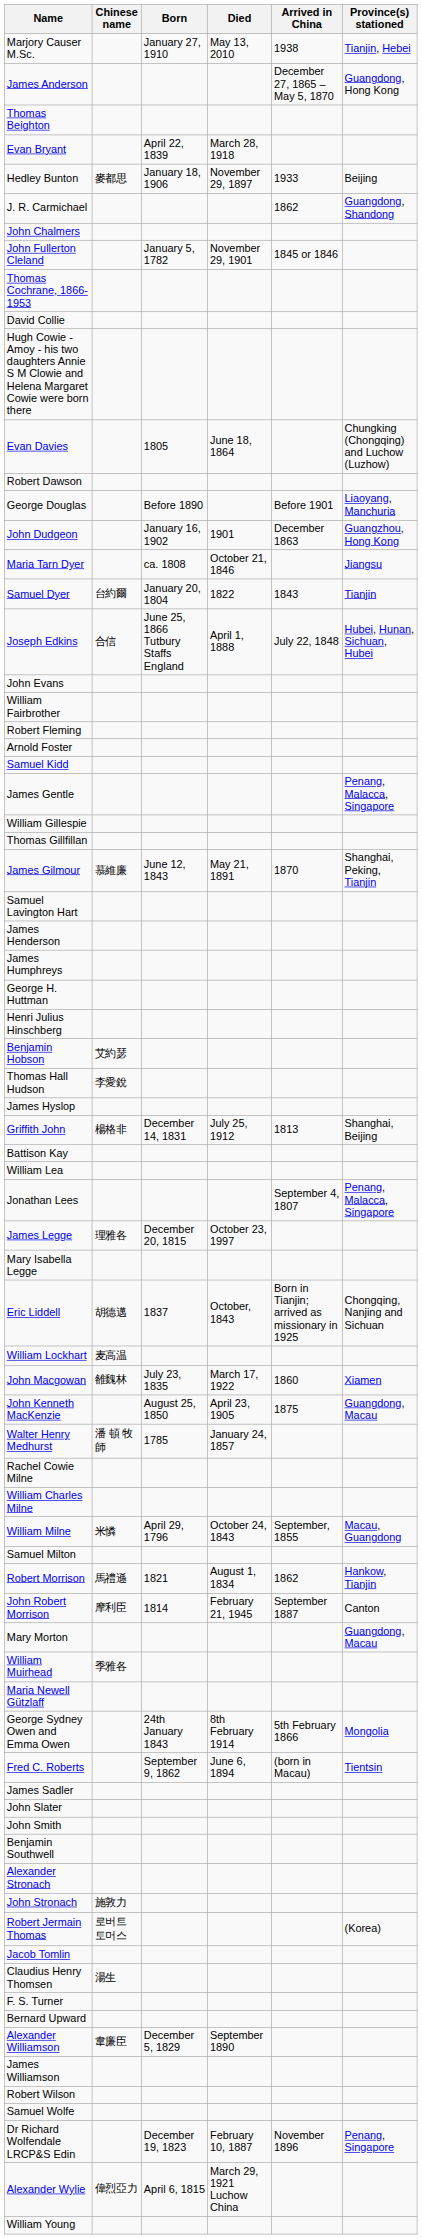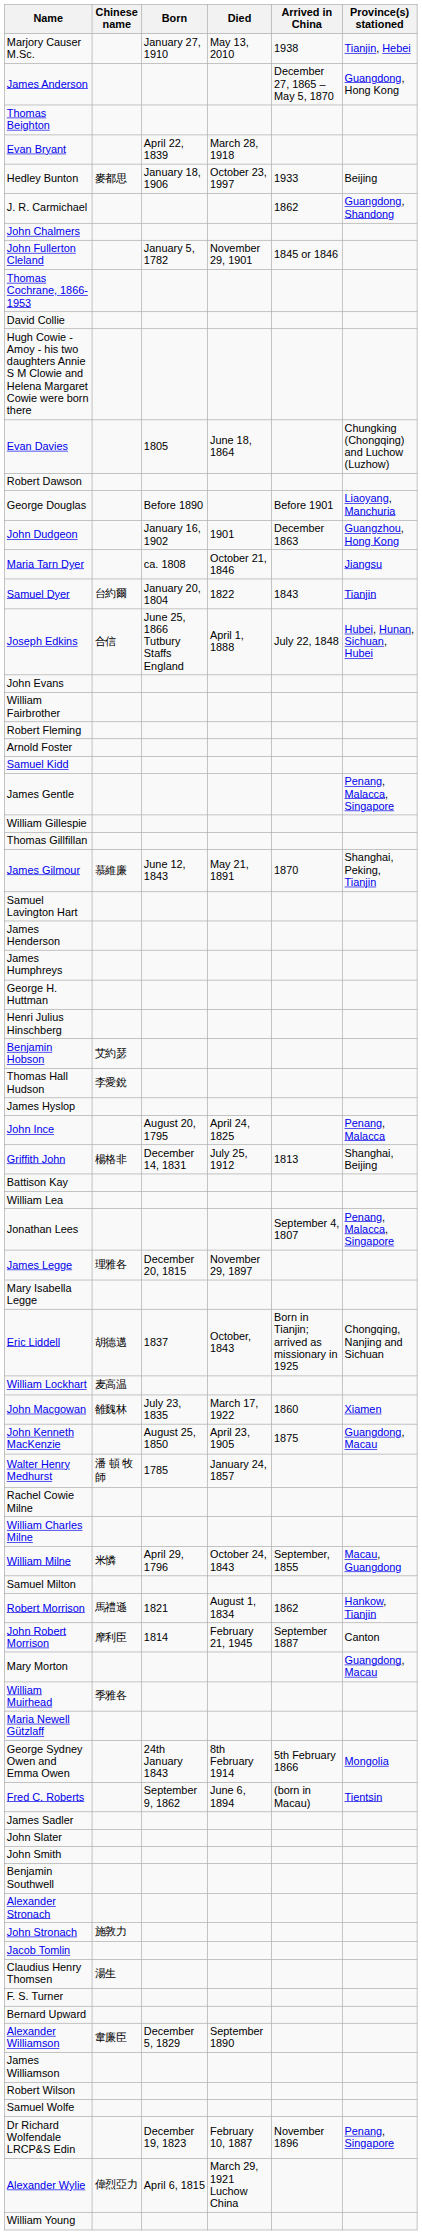(235, 178) November 29, 1897 -> (238, 178) October 23, 1997
+ row: (30, 1130)
(238, 1235) October 23, 1997 -> (235, 1265) November 29, 1897
- row: (44, 1929)
